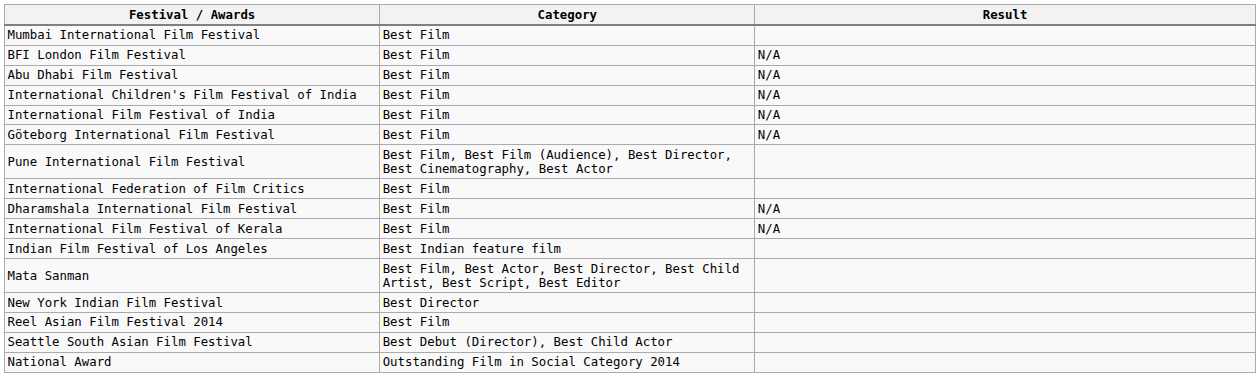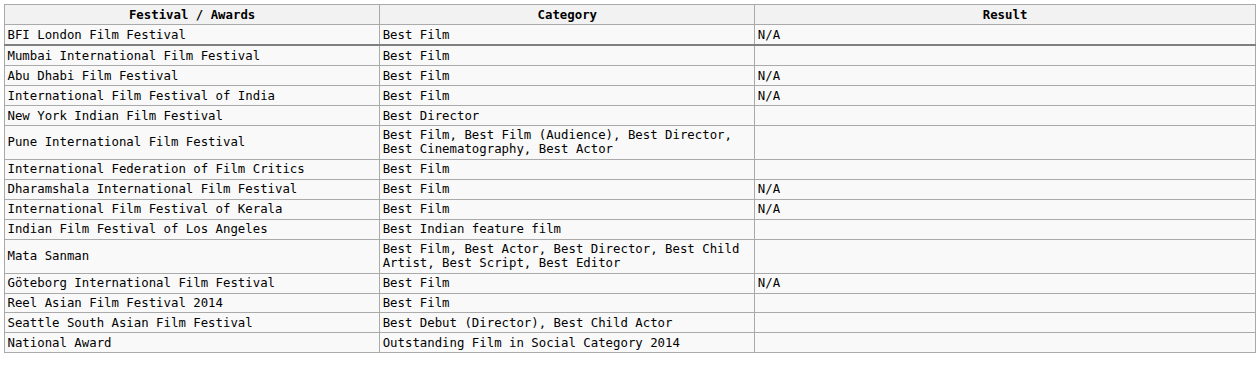rows swapped: (134, 35) <-> (97, 55)
- row: (182, 95)
rows swapped: (141, 135) <-> (115, 302)
